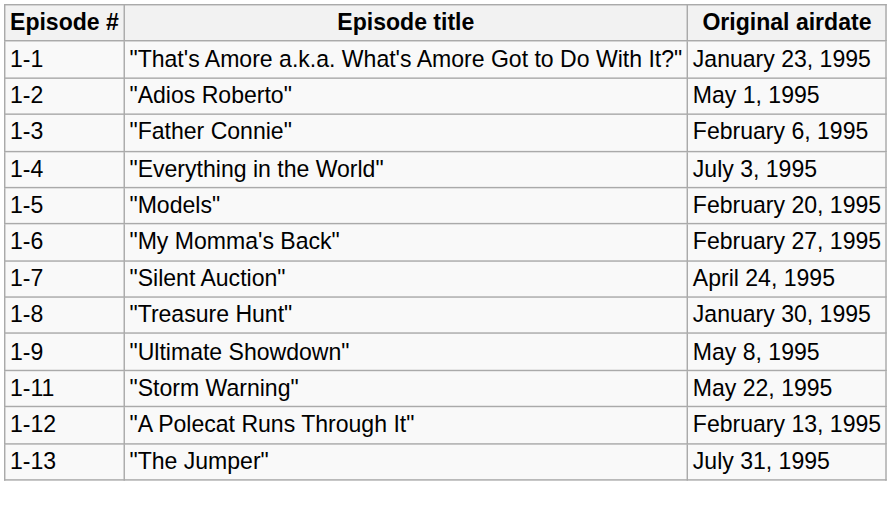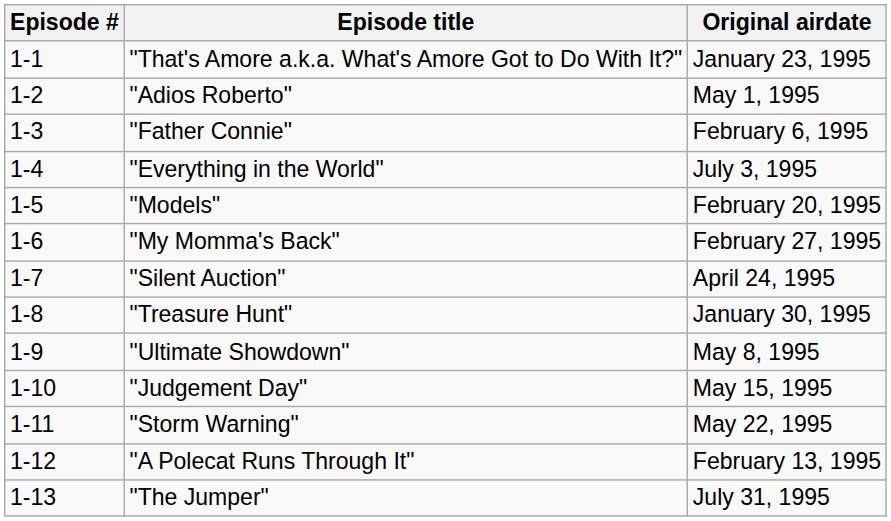+ row: (218, 388)
